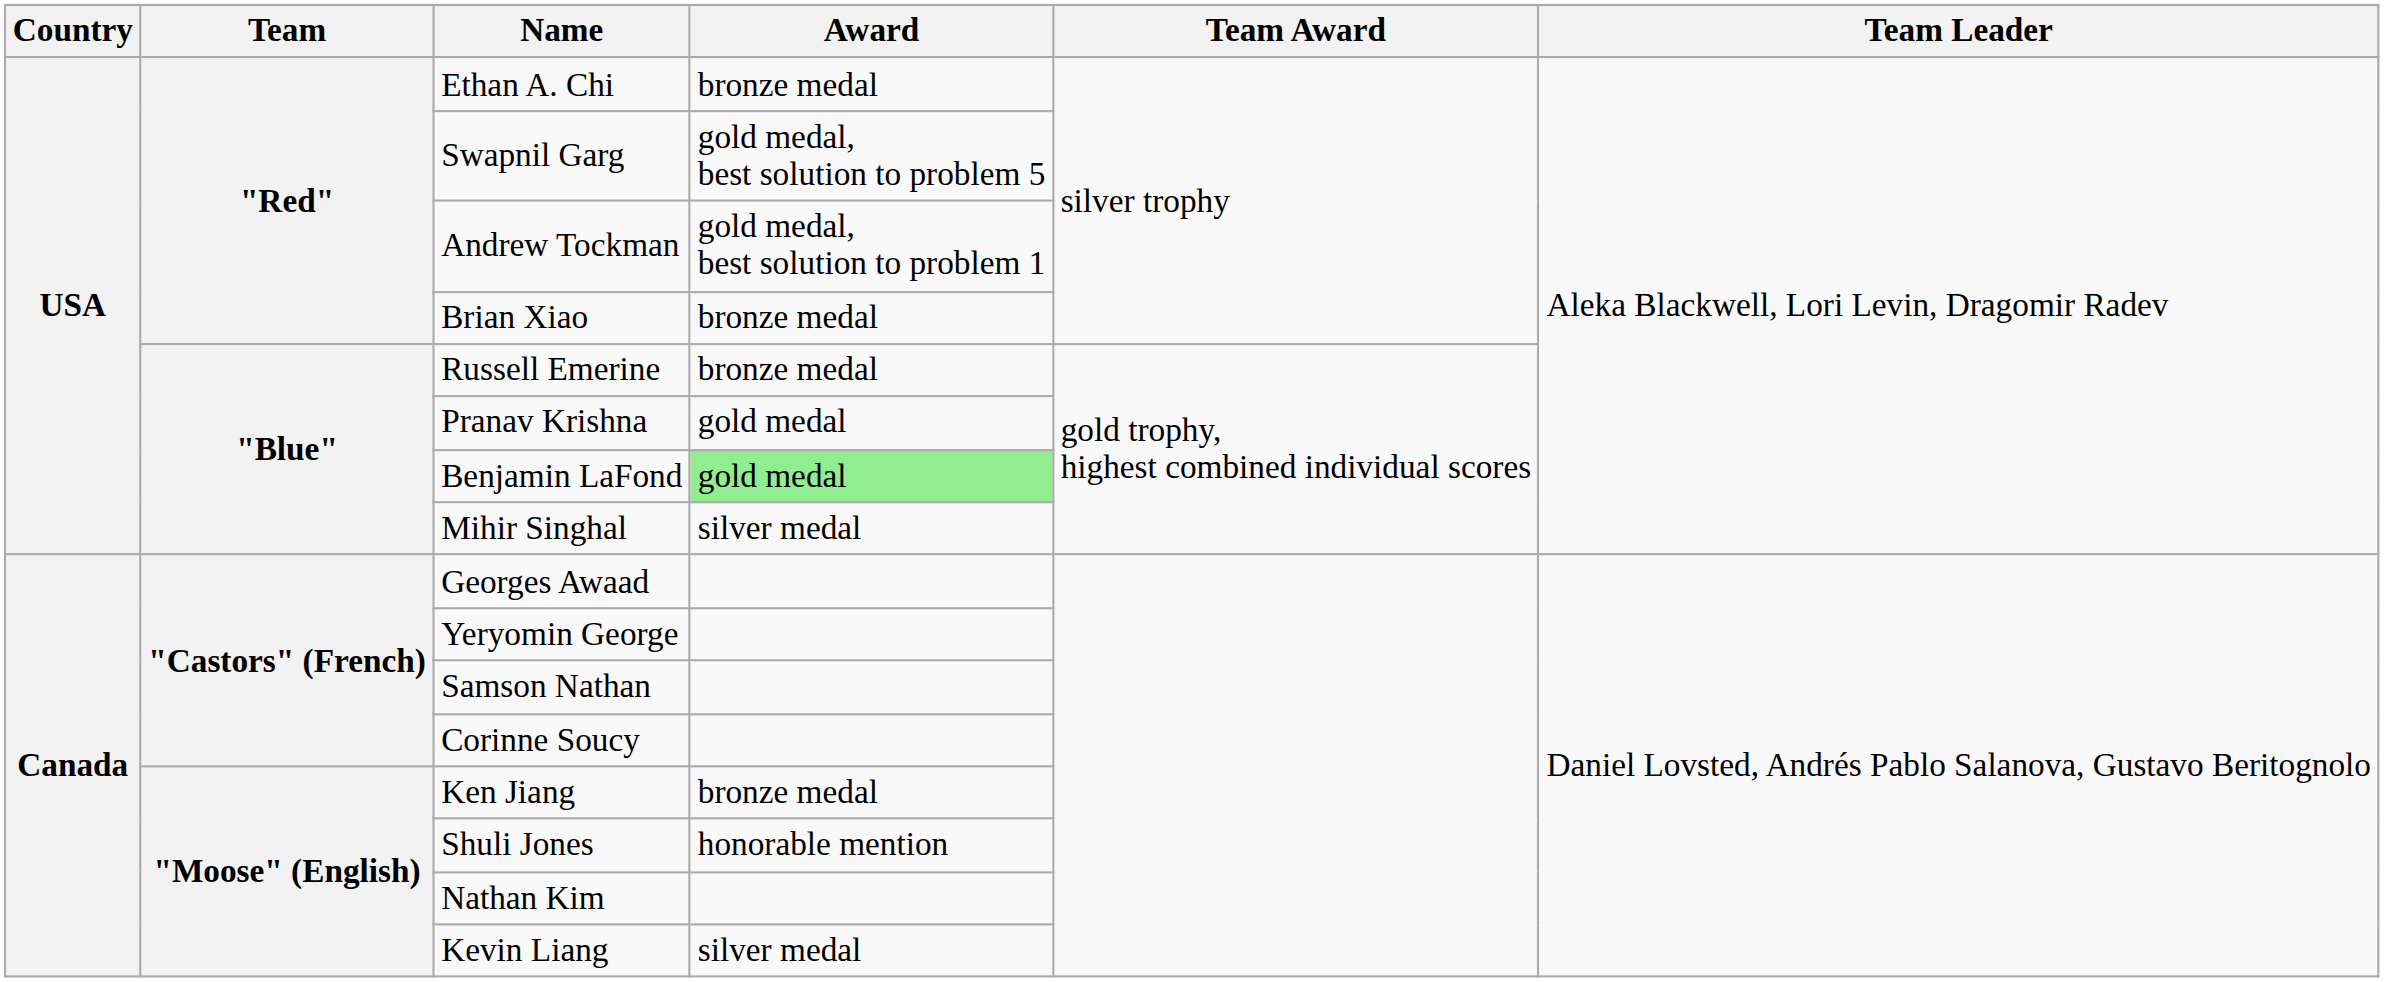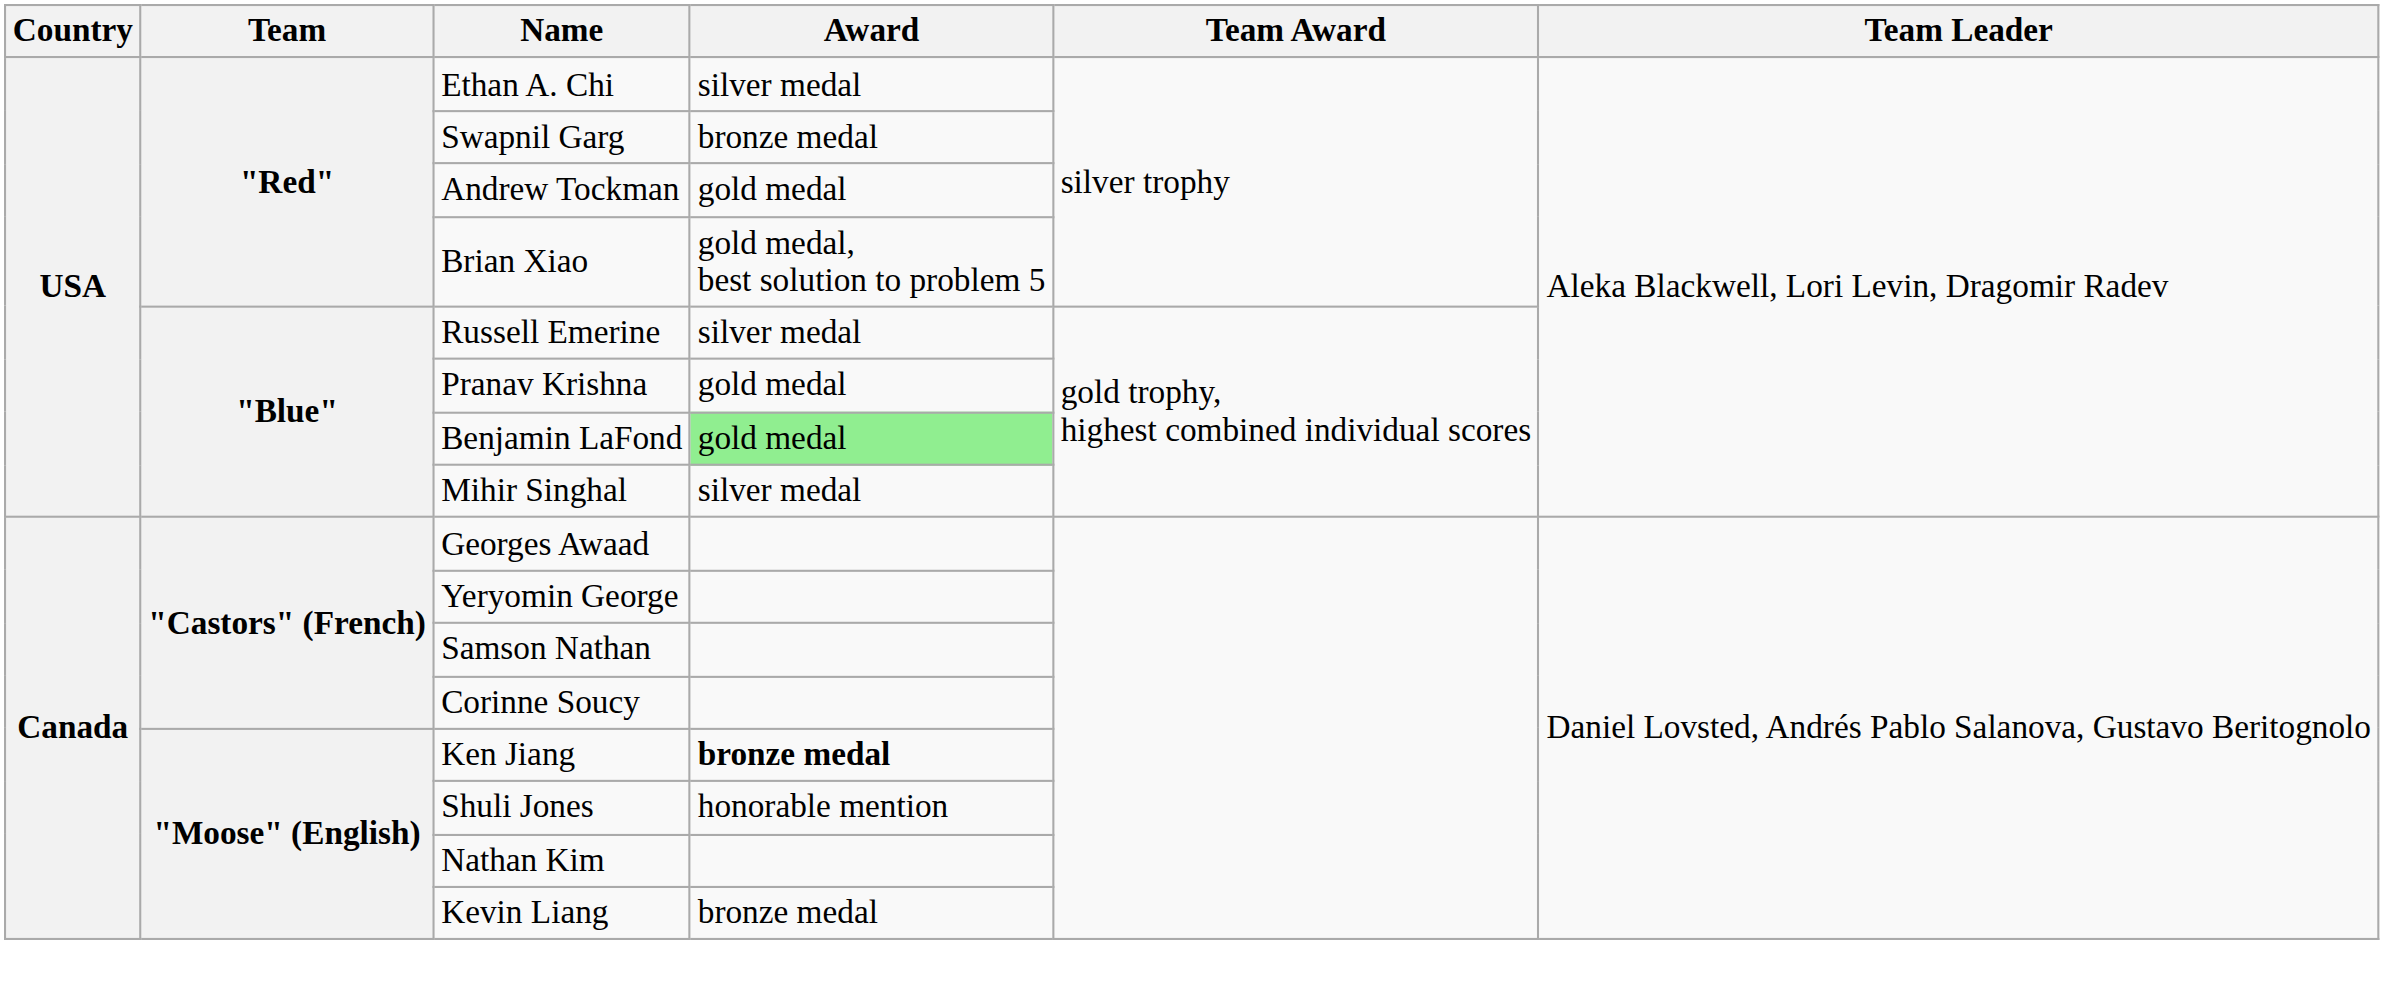(788, 83) bronze medal -> (780, 83) silver medal
(872, 155) gold medal, best solution to problem 5 -> (788, 136) bronze medal
(872, 245) gold medal, best solution to problem 1 -> (772, 189) gold medal
(788, 316) bronze medal -> (872, 260) gold medal, best solution to problem 5
(788, 369) bronze medal -> (780, 332) silver medal
(788, 791) normal -> (794, 754) bold
(780, 950) silver medal -> (788, 912) bronze medal
